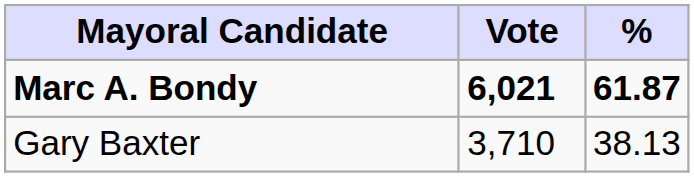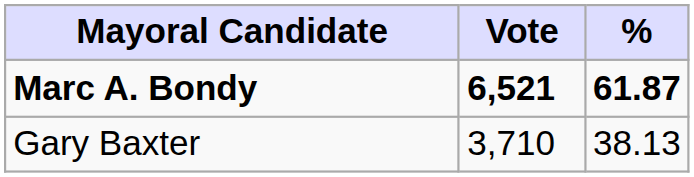(511, 87) 6,021 -> (511, 87) 6,521
